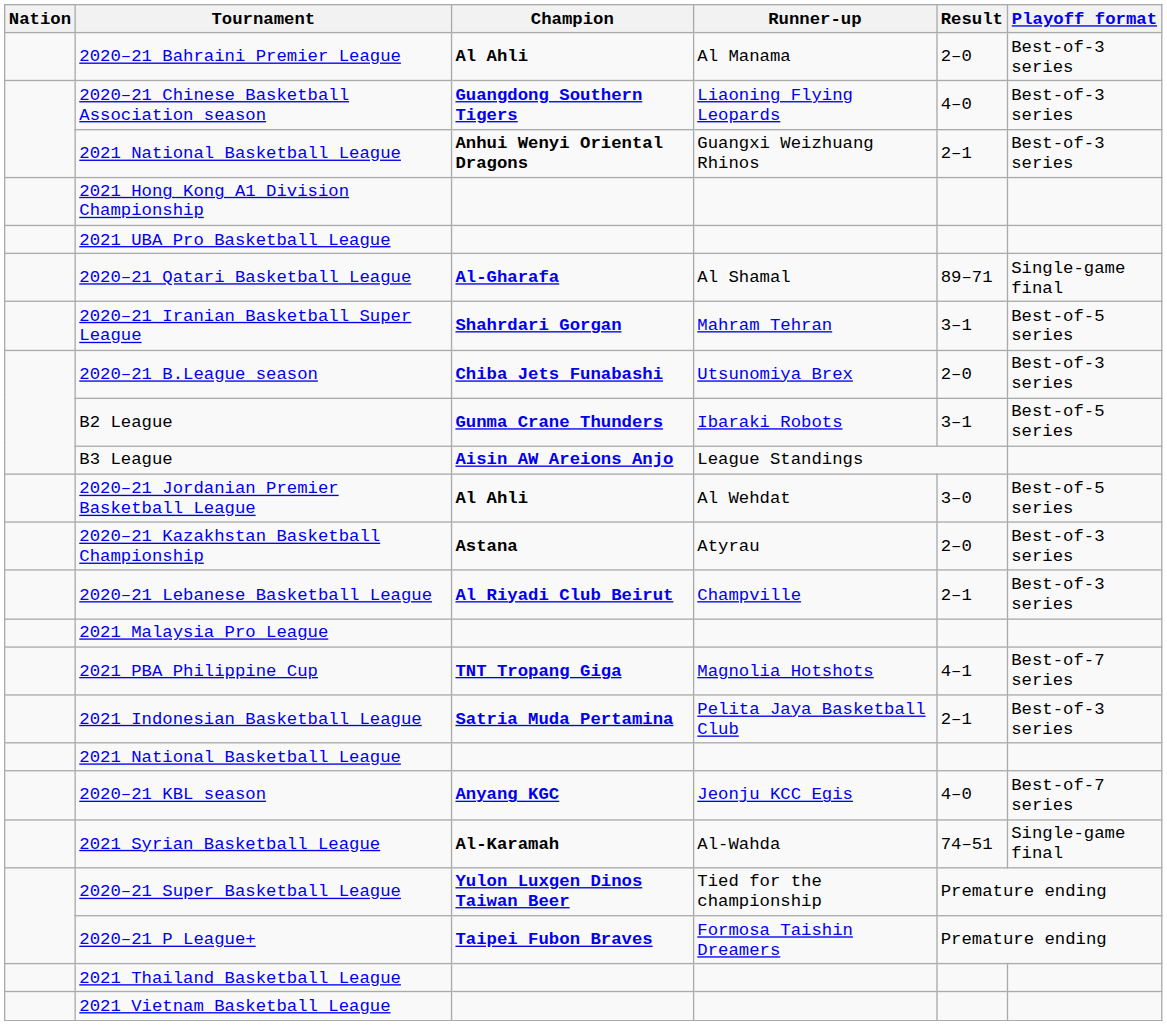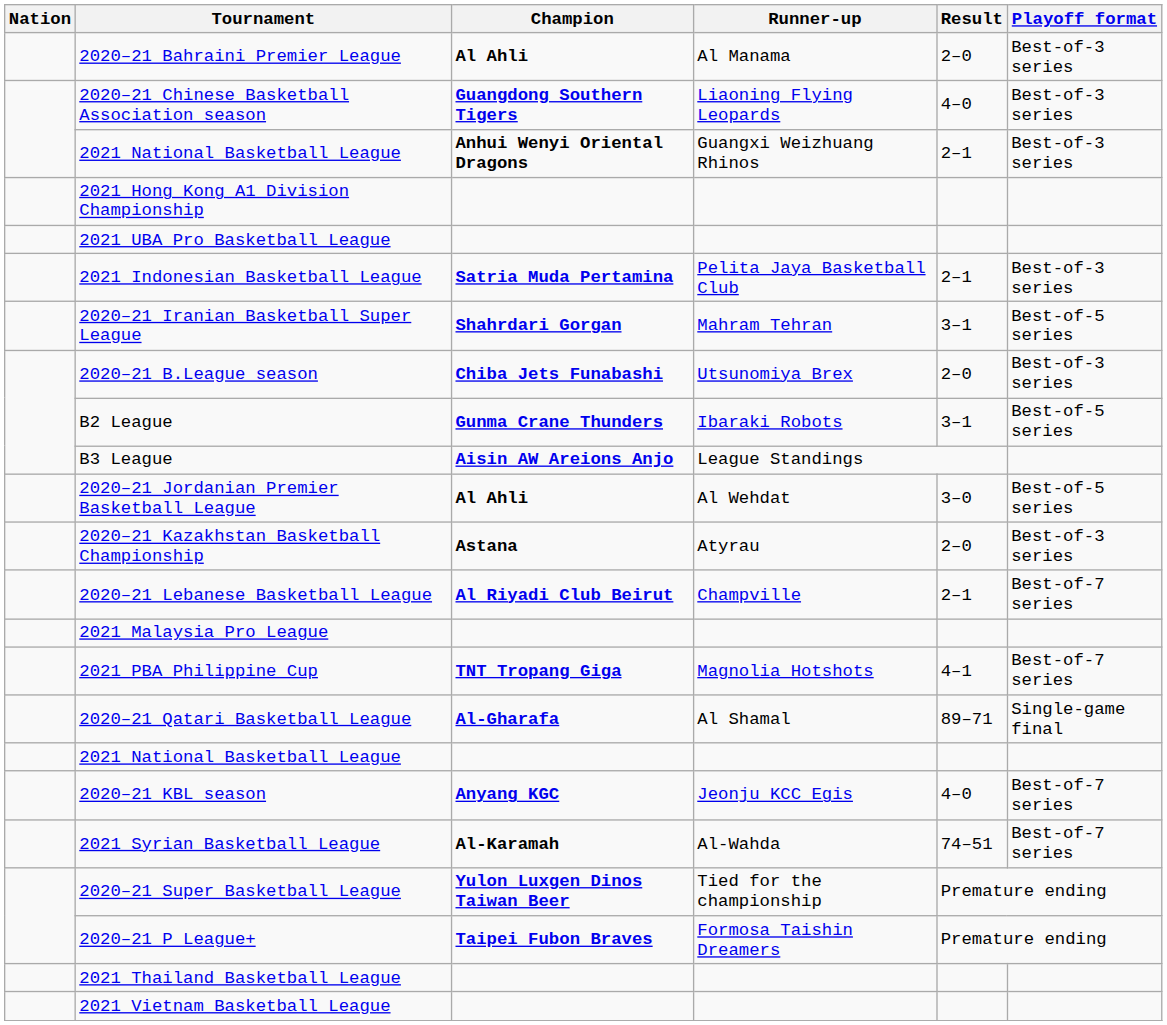rows swapped: (250, 719) <-> (245, 278)
(1058, 595) Best-of-3 series -> (1058, 595) Best-of-7 series
(1068, 843) Single-game final -> (1058, 843) Best-of-7 series
